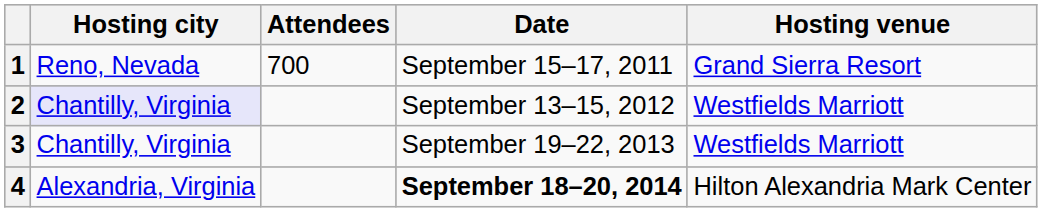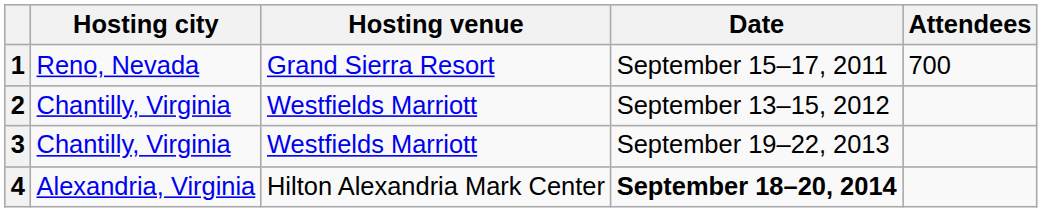columns swapped: (328, 24) <-> (862, 24)
(134, 105) lavender background -> (134, 105) no background
